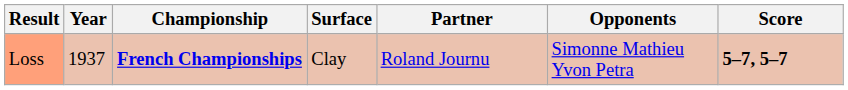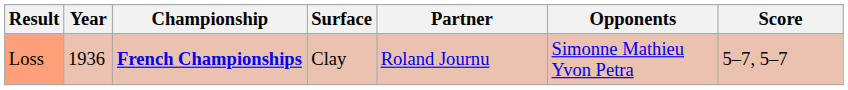(87, 59) 1937 -> (87, 59) 1936
(755, 59) bold -> (755, 59) normal
